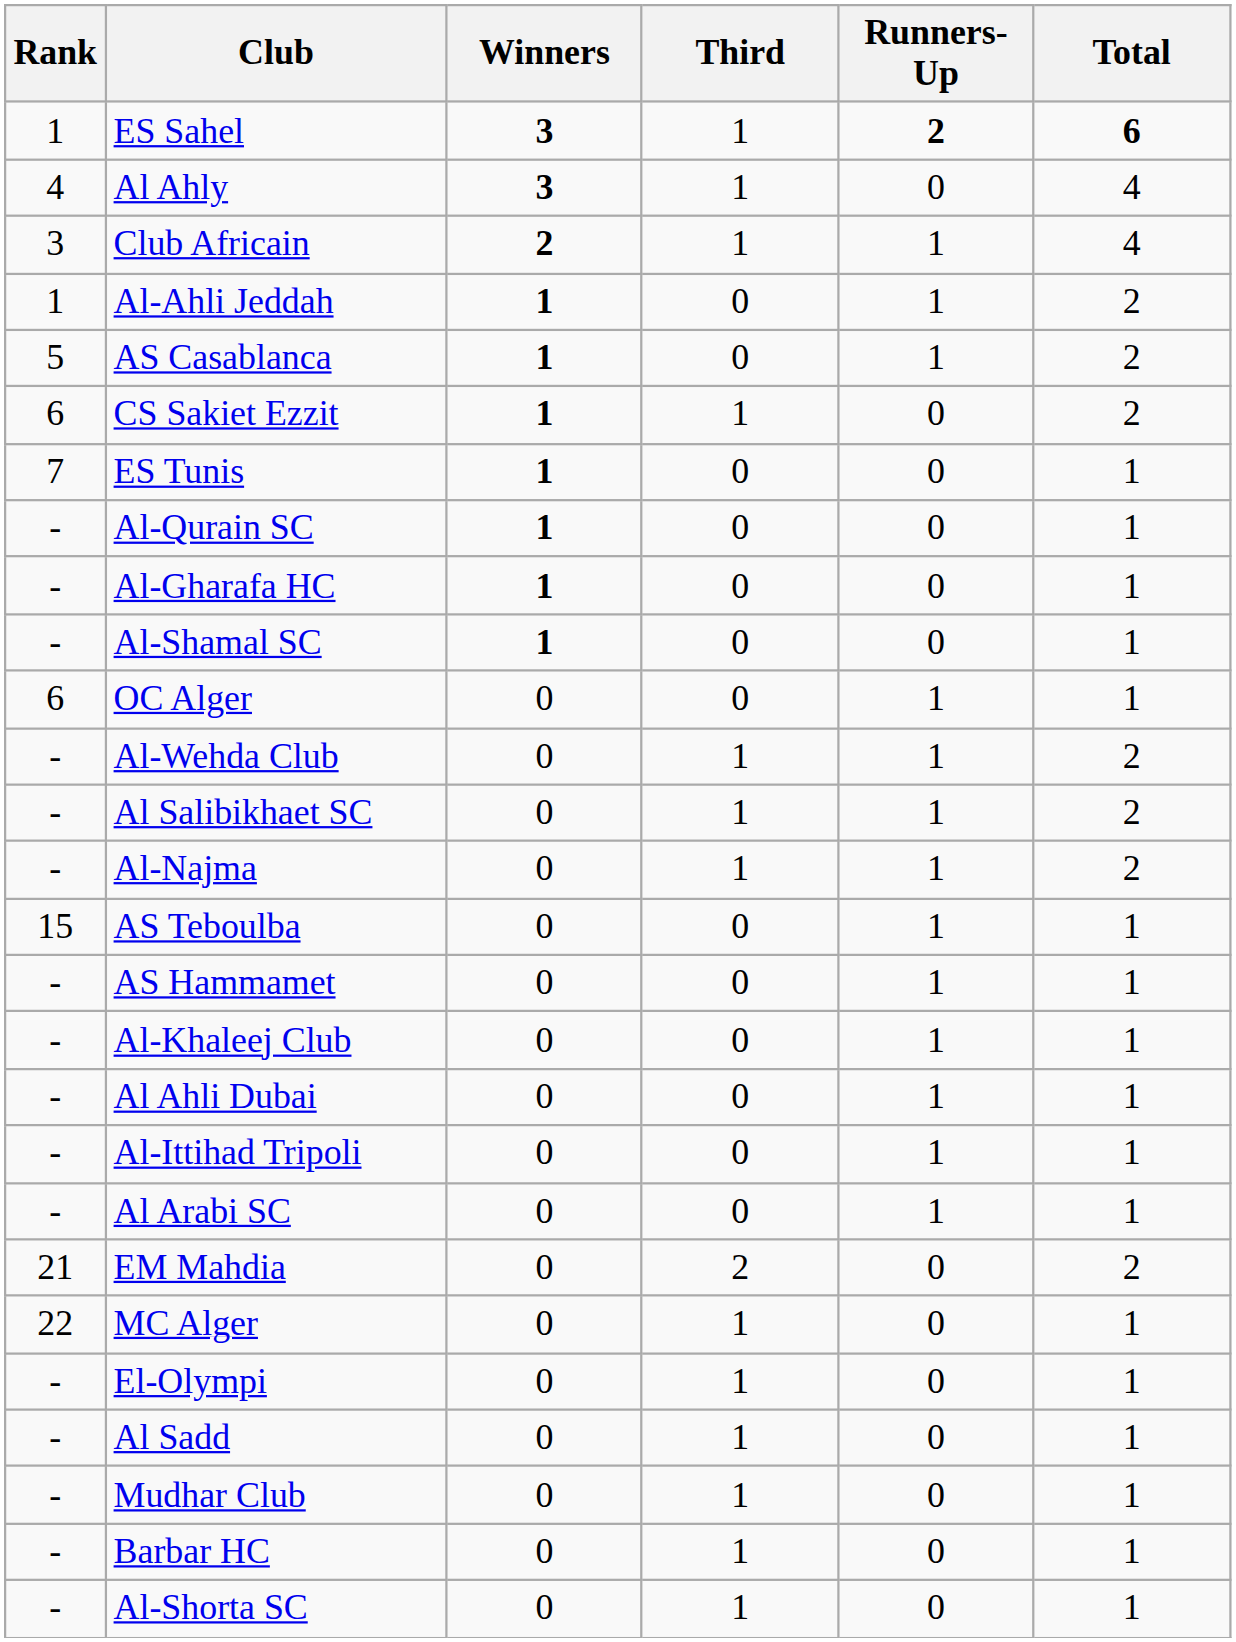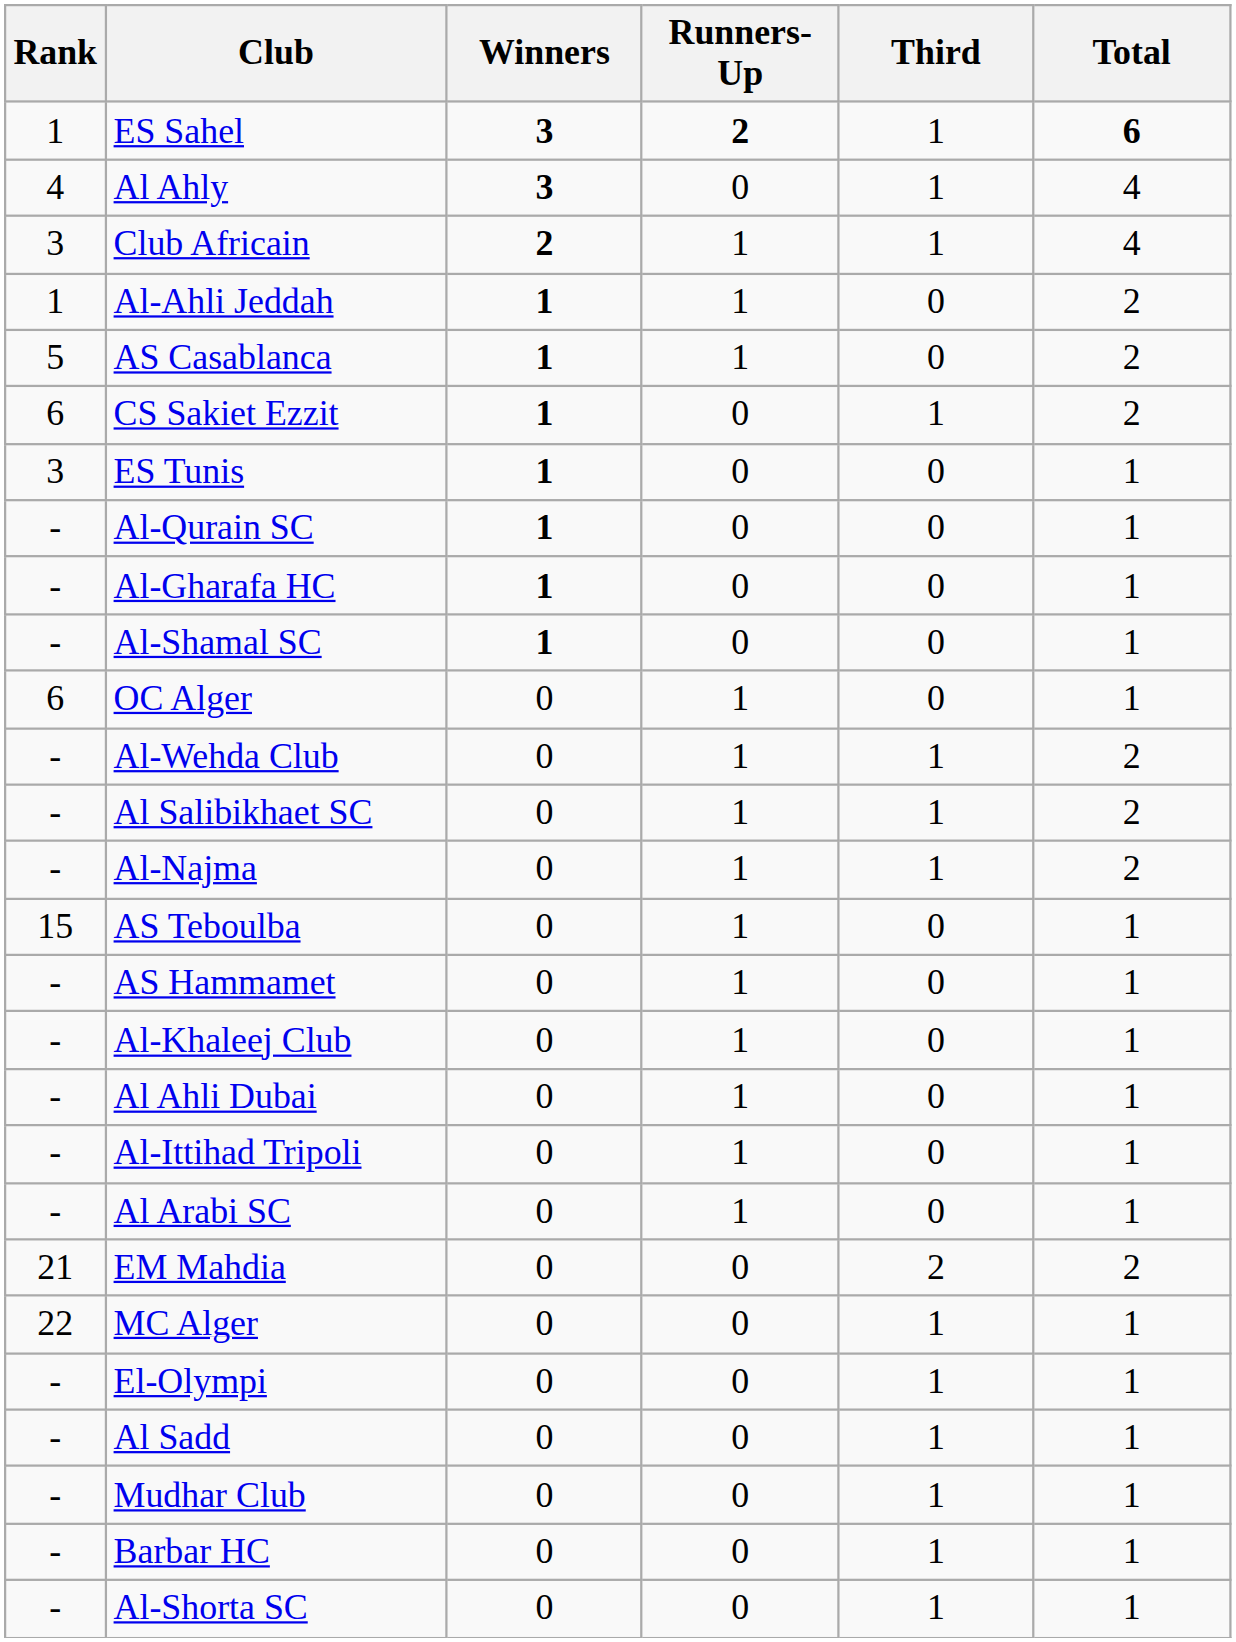columns swapped: (936, 53) <-> (740, 53)
(55, 471) 7 -> (55, 471) 3
